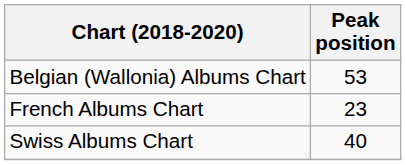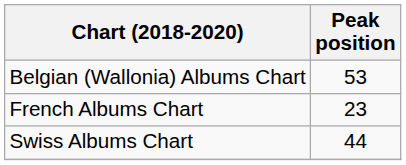(355, 142) 40 -> (355, 142) 44
